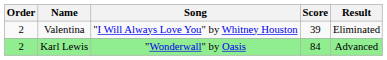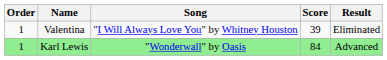(21, 30) 2 -> (21, 30) 1
(21, 47) 2 -> (21, 47) 1
